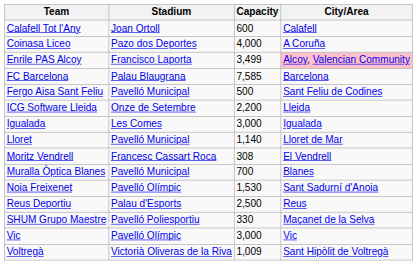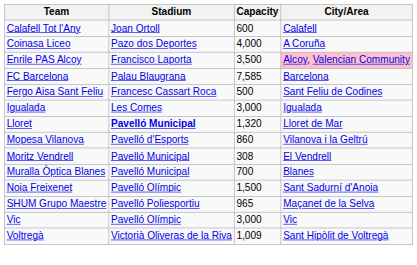(249, 60) 3,499 -> (249, 60) 3,500
(150, 92) Pavelló Municipal -> (164, 92) Francesc Cassart Roca
- row: (52, 108)
(150, 140) normal -> (153, 124) bold
(249, 140) 1,140 -> (249, 124) 1,320
+ row: (45, 140)
(164, 156) Francesc Cassart Roca -> (150, 156) Pavelló Municipal
(249, 188) 1,530 -> (249, 188) 1,500
- row: (39, 204)
(245, 220) 330 -> (245, 204) 965
